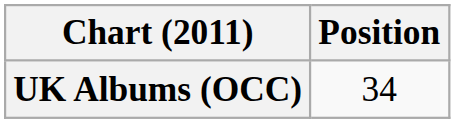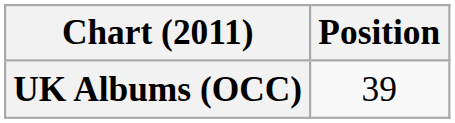(379, 88) 34 -> (379, 88) 39
